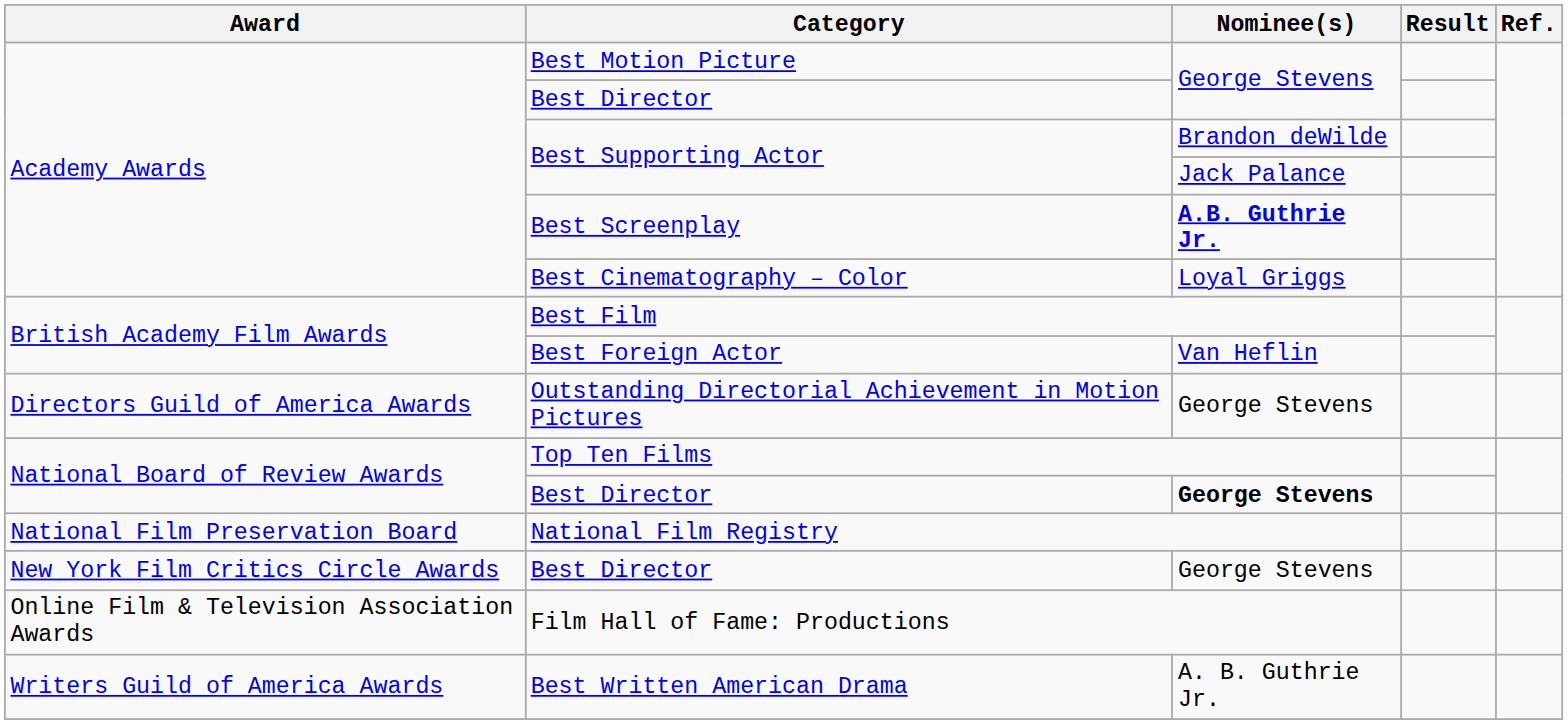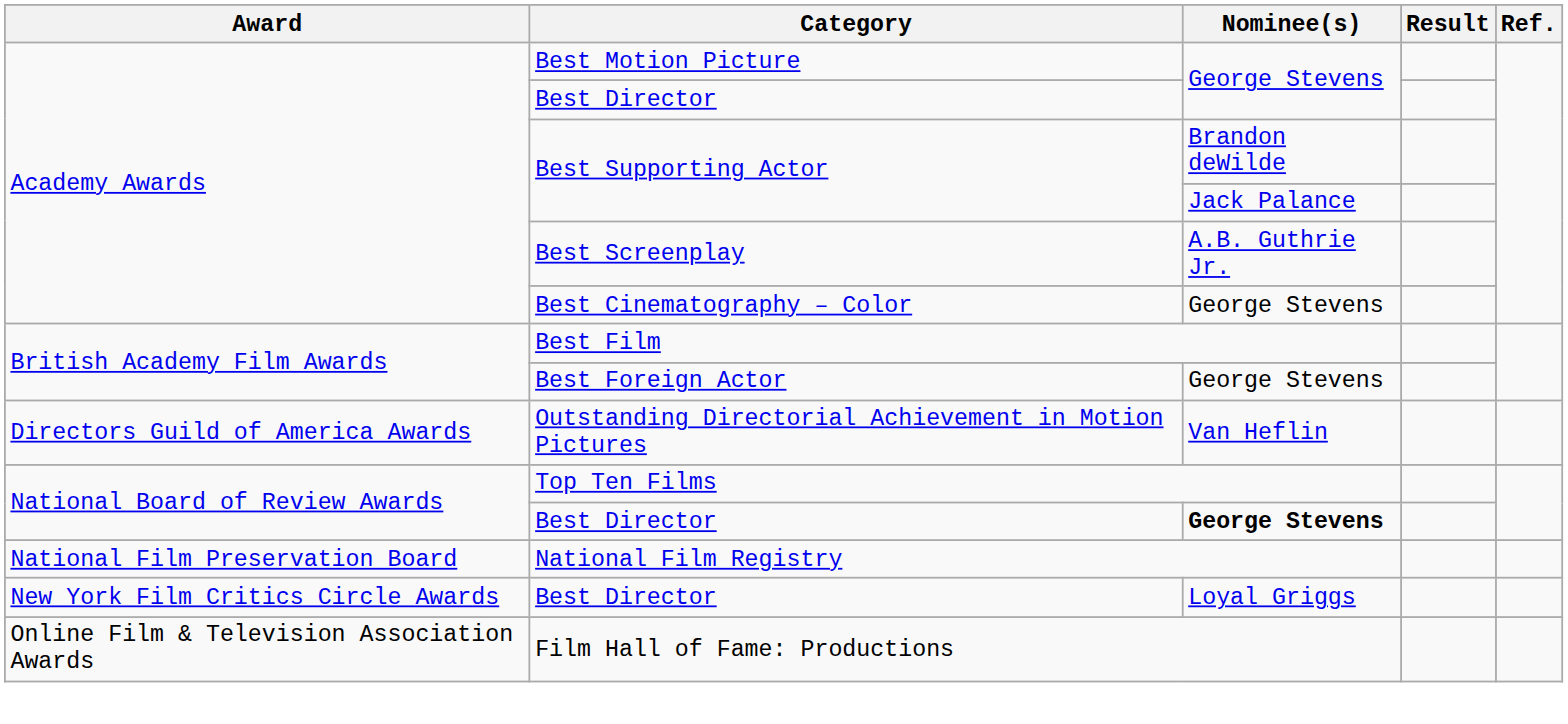(1262, 227) bold -> (1272, 254) normal
(1262, 278) Loyal Griggs -> (1286, 305) George Stevens
(1248, 354) Van Heflin -> (1286, 381) George Stevens
(1276, 405) George Stevens -> (1258, 432) Van Heflin
(1276, 571) George Stevens -> (1272, 597) Loyal Griggs
- row: (227, 687)
